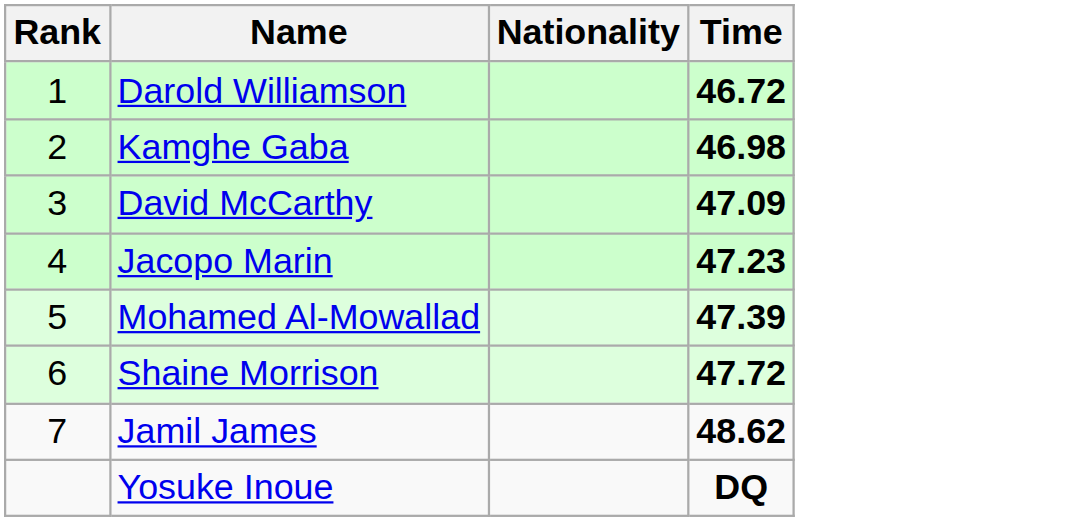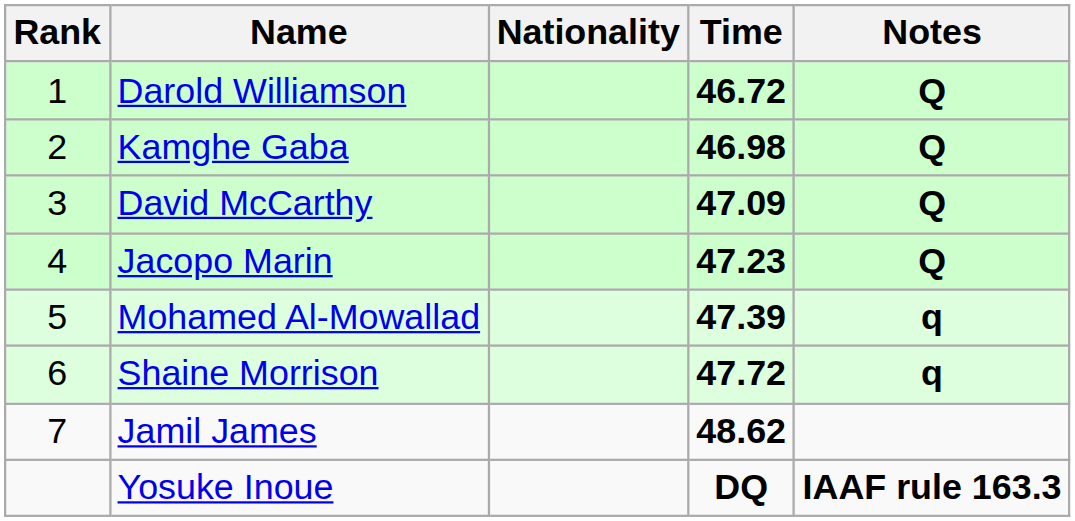+ column: (932, 32)
